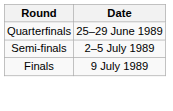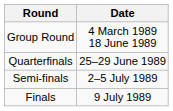+ row: (41, 37)
